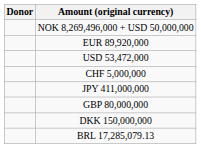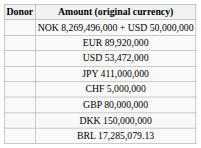rows swapped: (116, 74) <-> (116, 89)
